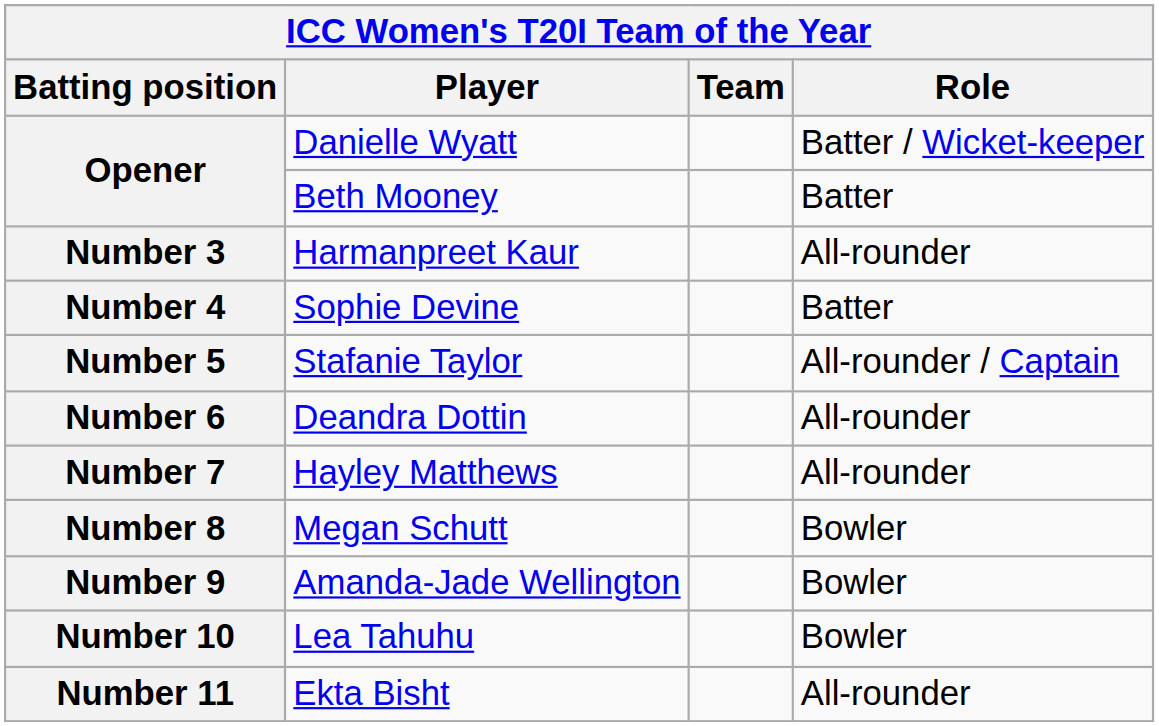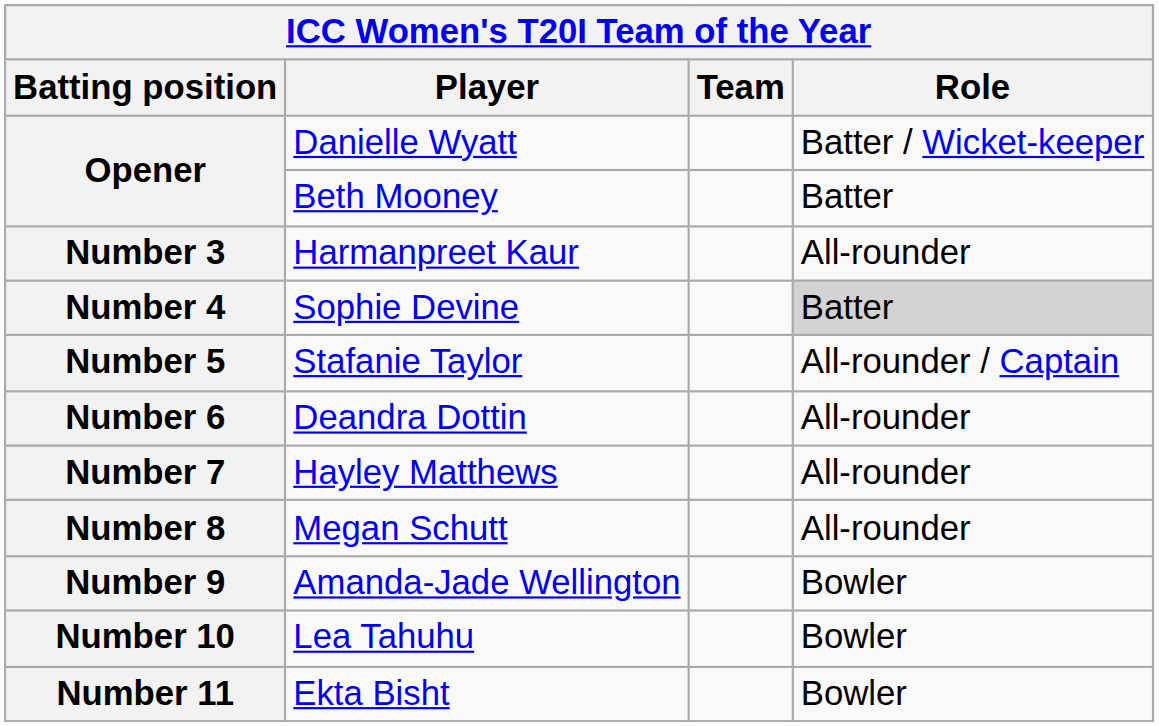(847, 307) no background -> (847, 307) lightgrey background
(854, 527) Bowler -> (886, 527) All-rounder
(886, 692) All-rounder -> (854, 692) Bowler
